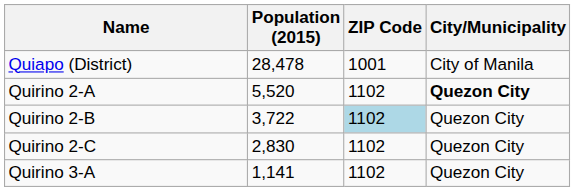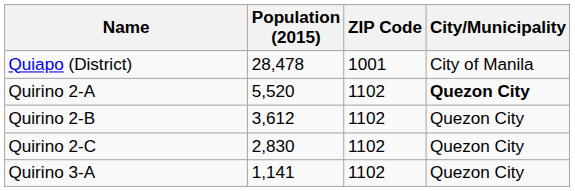(273, 118) 3,722 -> (273, 118) 3,612
(367, 118) lightblue background -> (367, 118) no background
